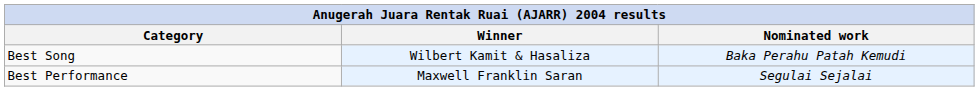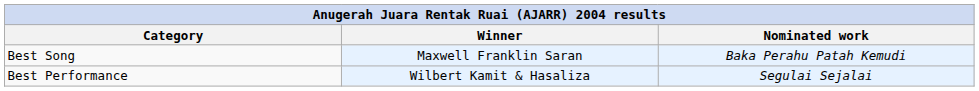(500, 55) Wilbert Kamit & Hasaliza -> (500, 55) Maxwell Franklin Saran
(500, 76) Maxwell Franklin Saran -> (500, 76) Wilbert Kamit & Hasaliza
